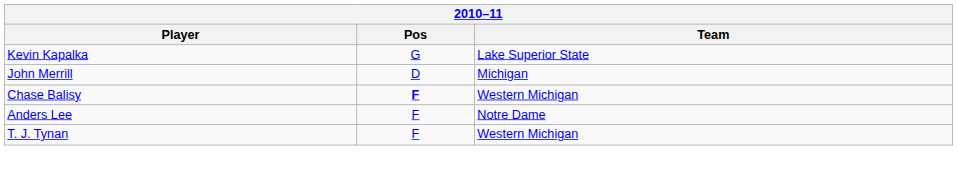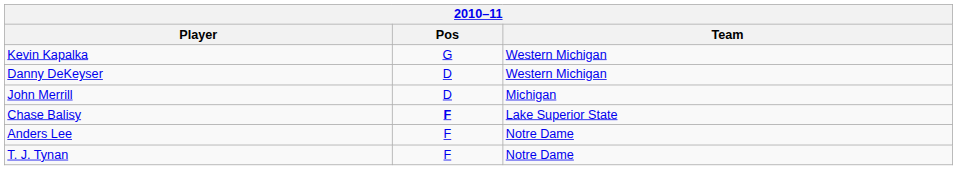(533, 54) Lake Superior State -> (556, 54) Western Michigan
+ row: (55, 74)
(528, 94) Western Michigan -> (562, 114) Lake Superior State
(528, 134) Western Michigan -> (540, 154) Notre Dame
